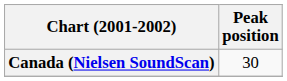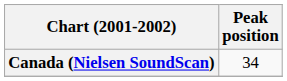(250, 62) 30 -> (250, 62) 34
